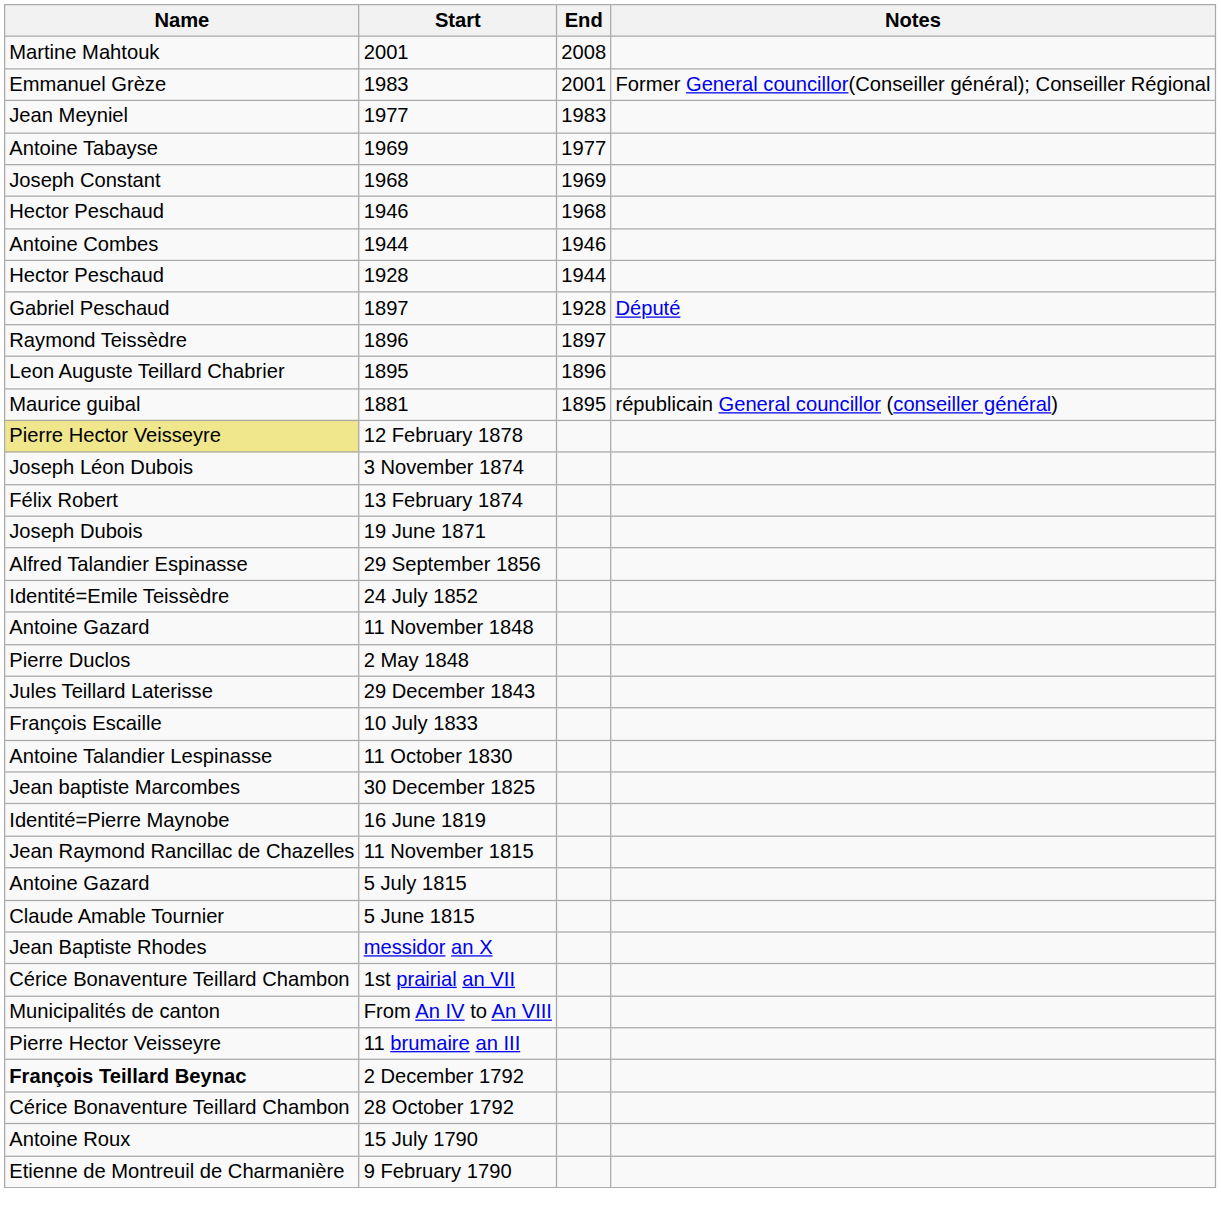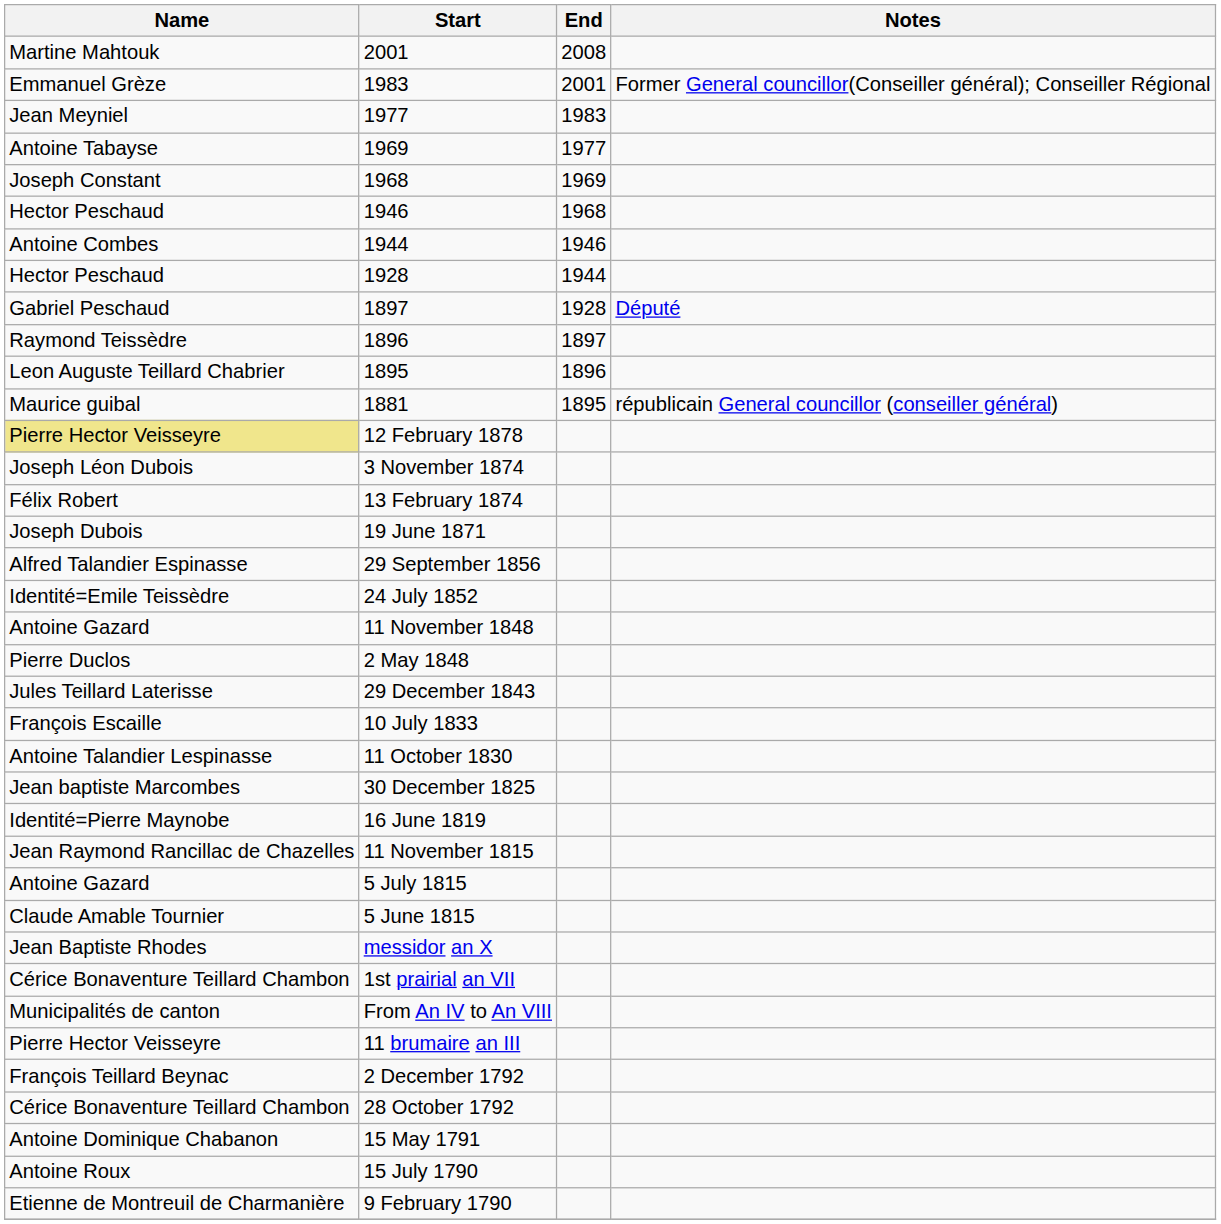(128, 1075) bold -> (119, 1075) normal
+ row: (422, 1139)
